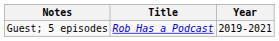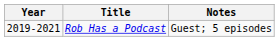columns swapped: (245, 12) <-> (57, 12)
